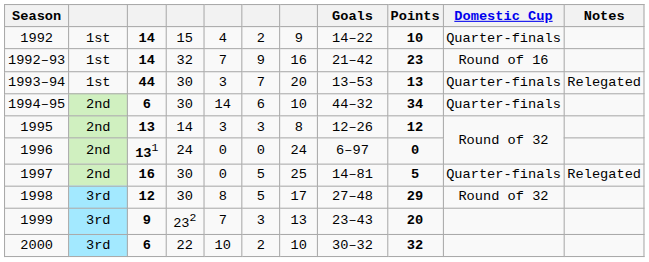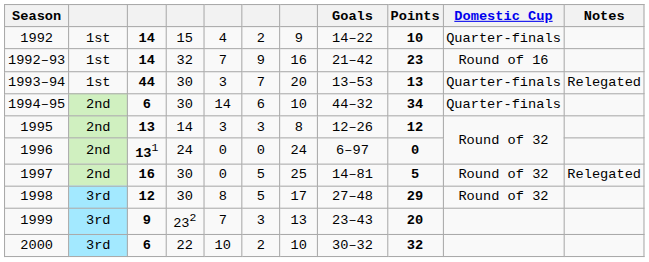(503, 175) Quarter-finals -> (503, 175) Round of 32
